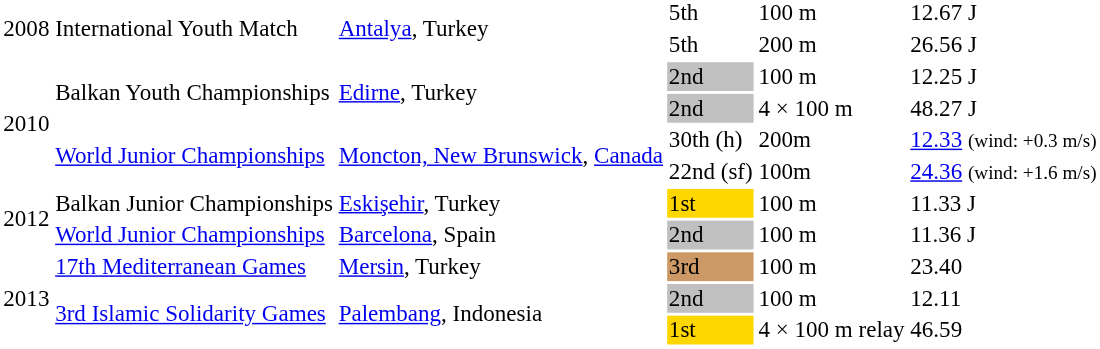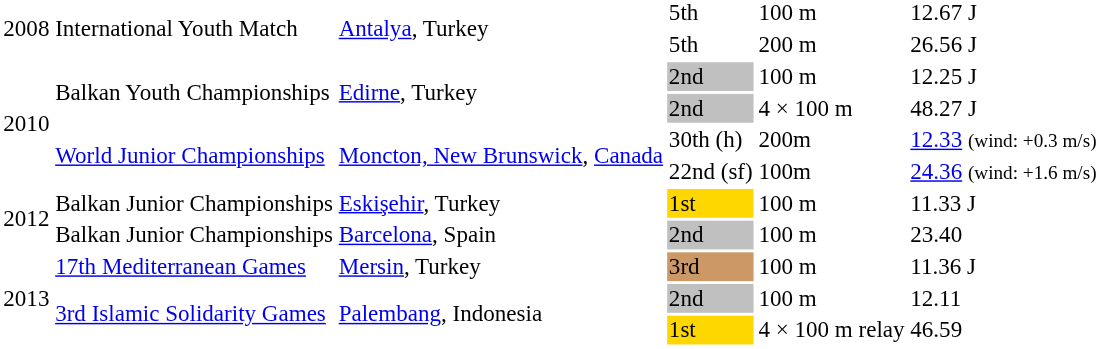(190, 234) World Junior Championships -> (194, 234) Balkan Junior Championships
(943, 234) 11.36 J -> (936, 234) 23.40
(936, 266) 23.40 -> (943, 266) 11.36 J
